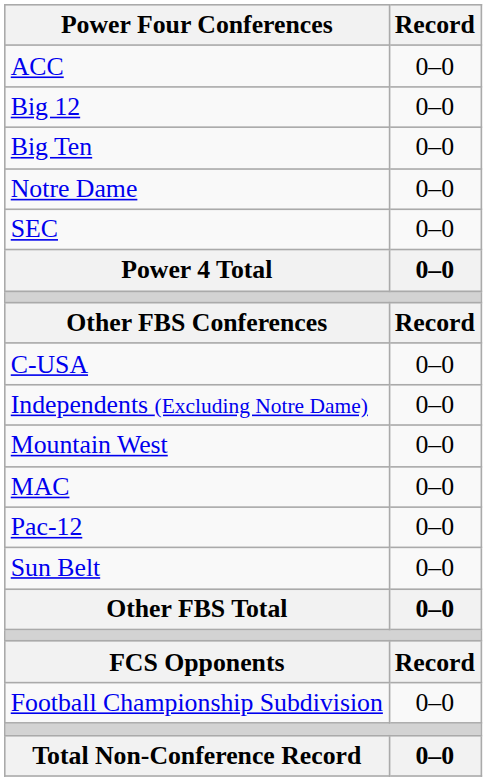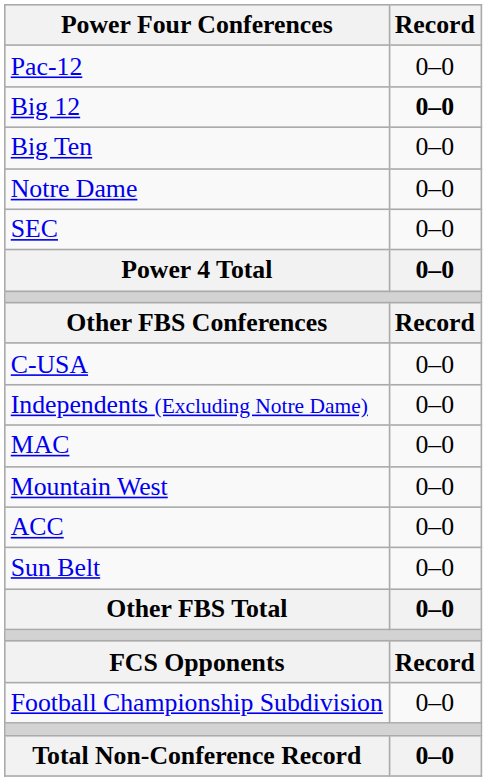rows swapped: (37, 65) <-> (47, 527)
(435, 106) normal -> (435, 106) bold
rows swapped: (40, 486) <-> (89, 445)
